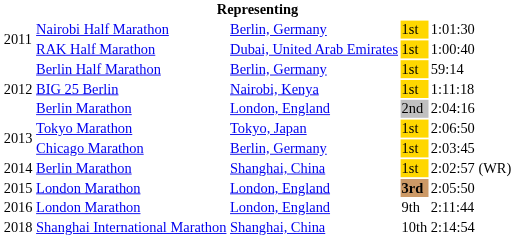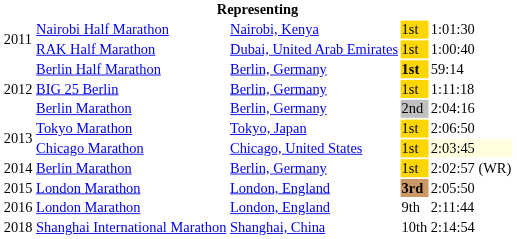(278, 29) Berlin, Germany -> (274, 29) Nairobi, Kenya
(410, 69) normal -> (410, 69) bold
(274, 89) Nairobi, Kenya -> (278, 89) Berlin, Germany
(280, 108) London, England -> (278, 108) Berlin, Germany
(278, 148) Berlin, Germany -> (296, 148) Chicago, United States
(453, 148) no background -> (453, 148) lightyellow background
(278, 168) Shanghai, China -> (278, 168) Berlin, Germany
